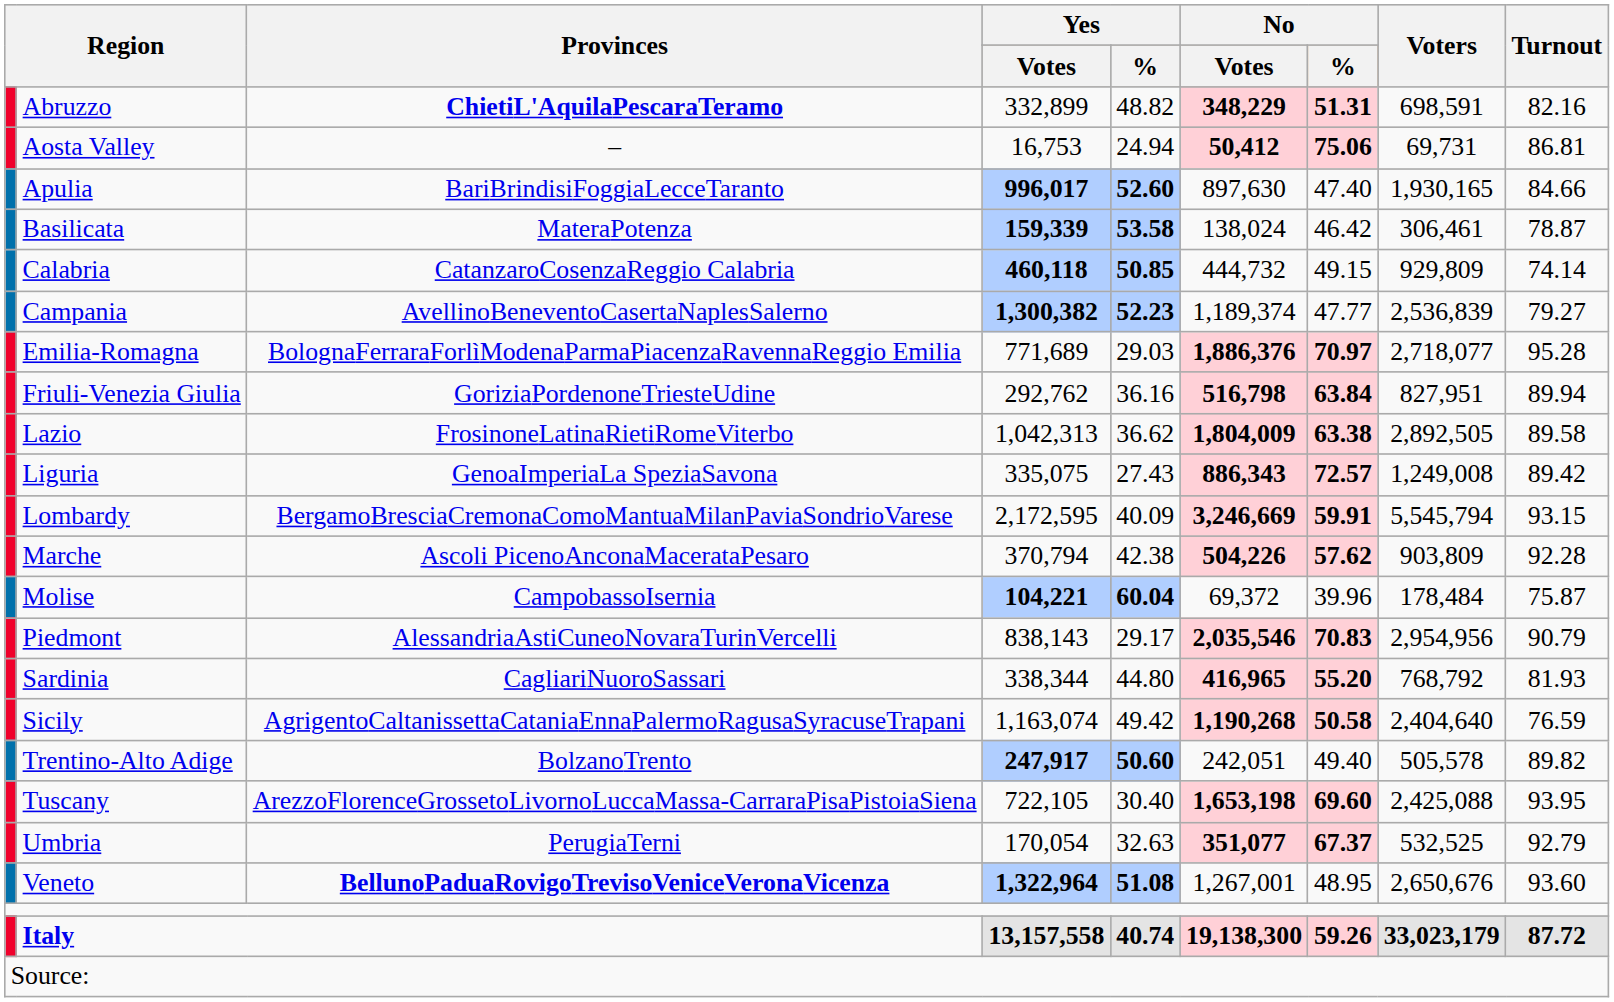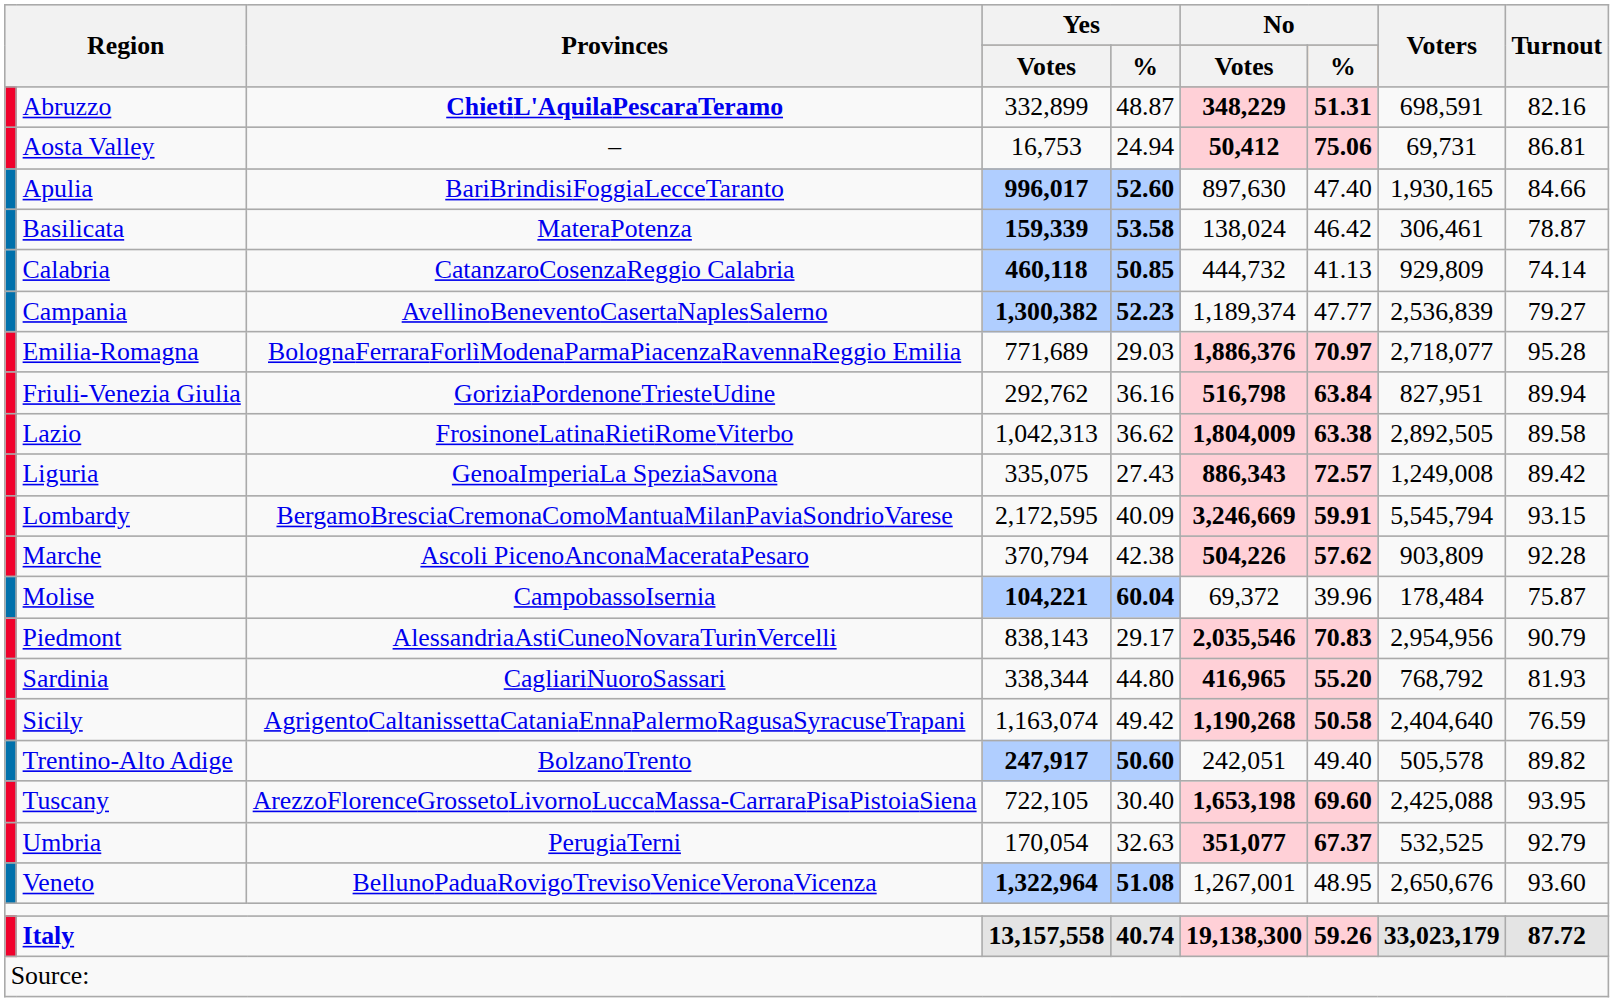(1145, 106) 48.82 -> (1145, 106) 48.87
(1343, 270) 49.15 -> (1343, 270) 41.13
(615, 882) bold -> (615, 882) normal
